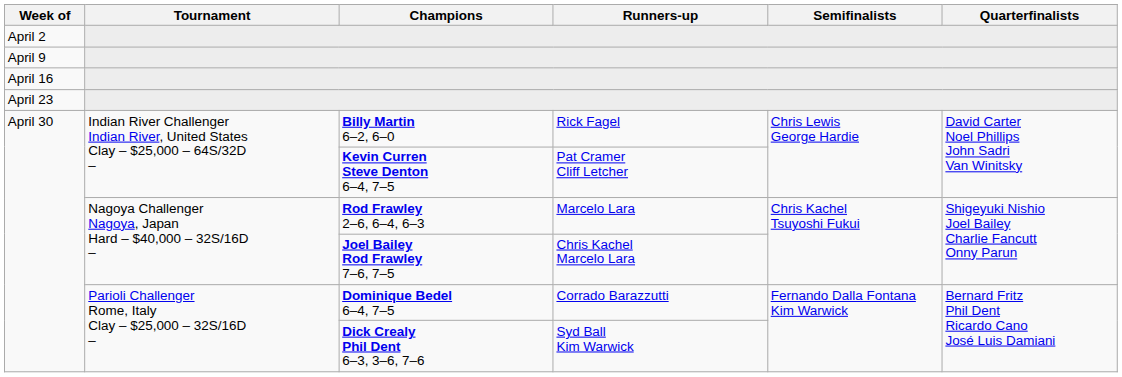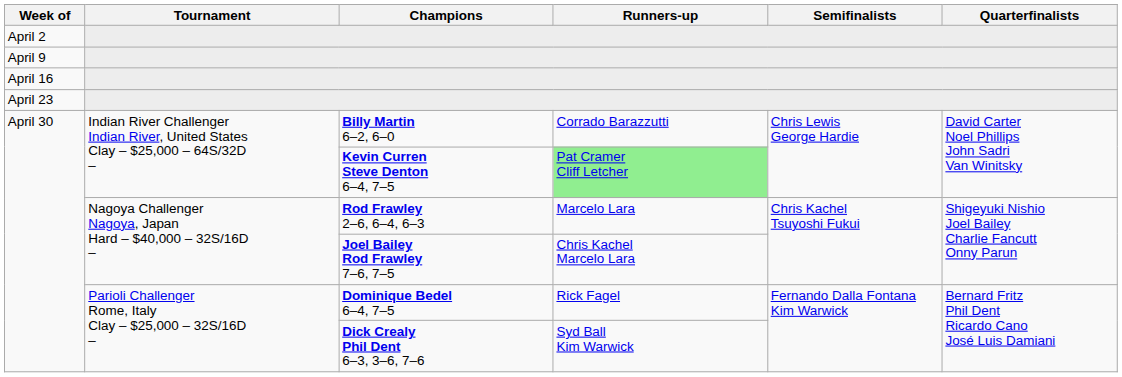(588, 121) Rick Fagel -> (613, 121) Corrado Barazzutti
(592, 164) no background -> (592, 164) lightgreen background
(613, 295) Corrado Barazzutti -> (588, 295) Rick Fagel
